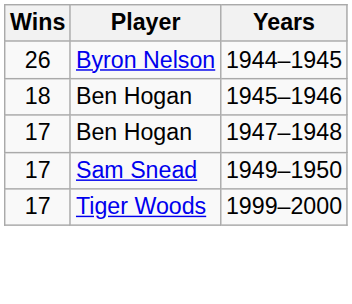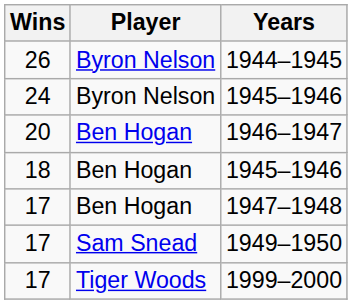+ row: (38, 96)
+ row: (38, 133)
